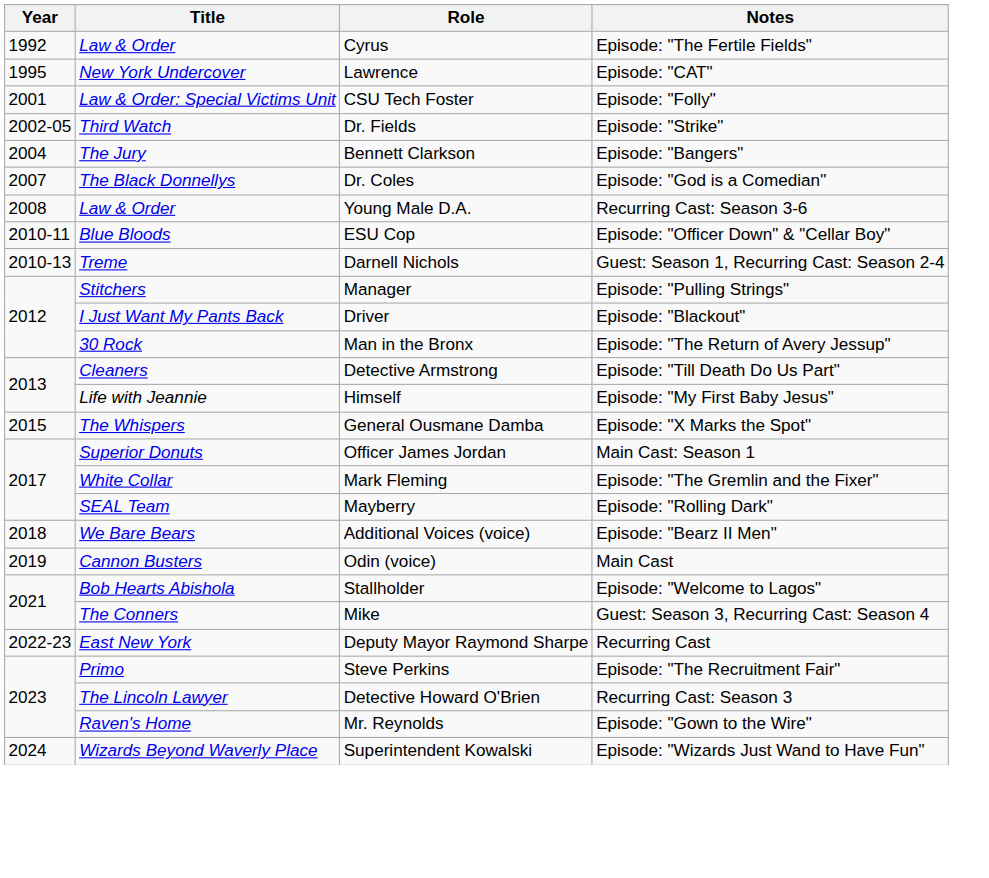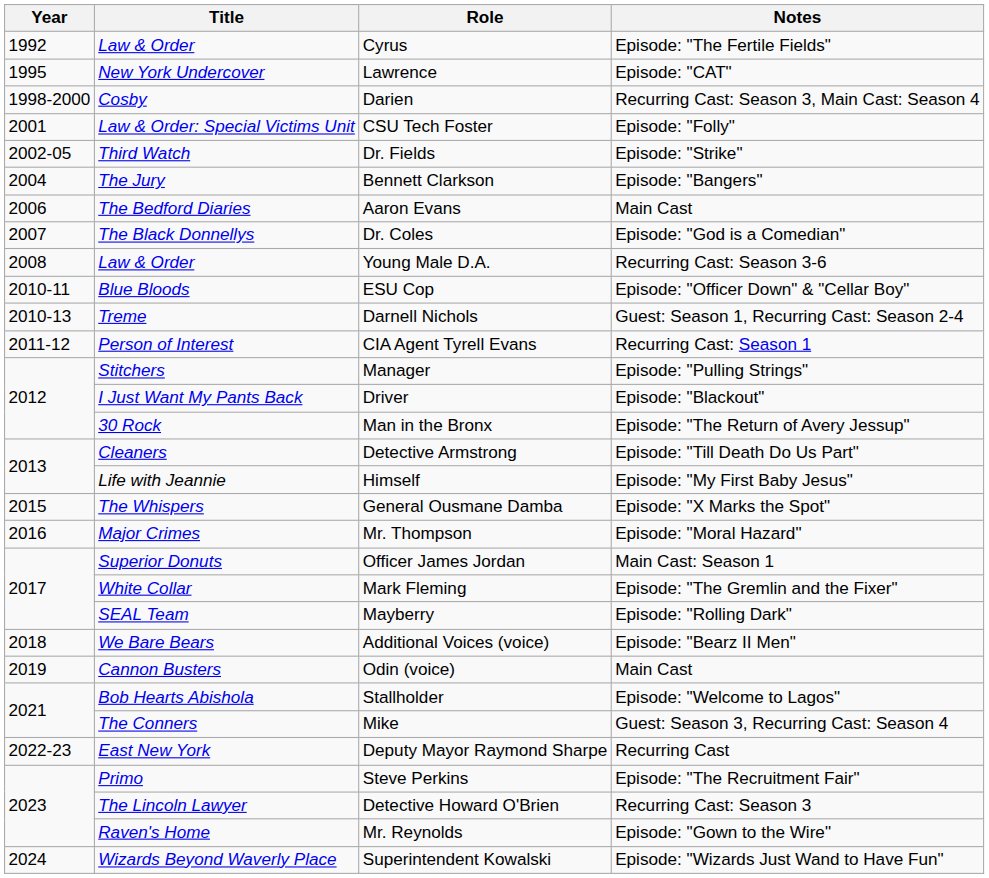+ row: (388, 99)
+ row: (412, 208)
+ row: (450, 343)
+ row: (417, 533)
